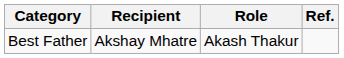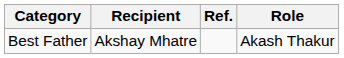columns swapped: (251, 16) <-> (320, 16)
